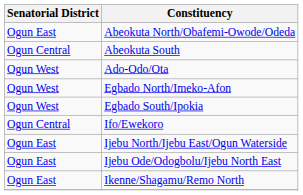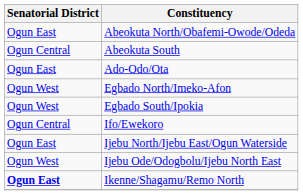(33, 69) Ogun West -> (32, 69) Ogun East
(32, 161) Ogun East -> (33, 161) Ogun West
(32, 180) normal -> (34, 180) bold
